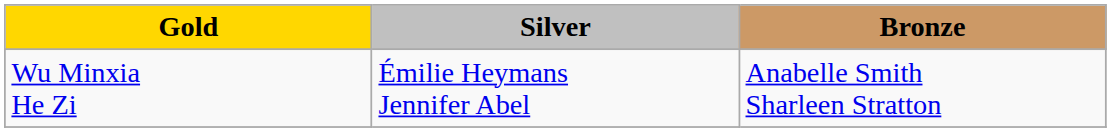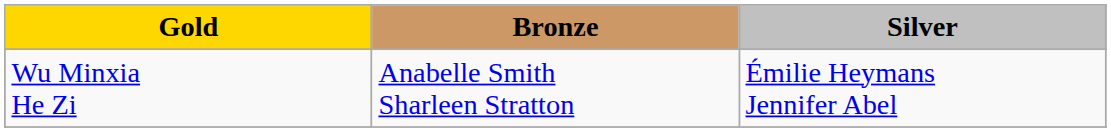columns swapped: (555, 26) <-> (923, 26)
